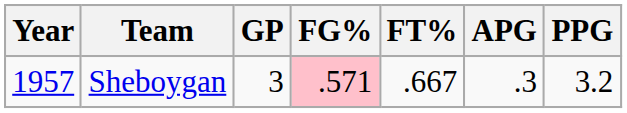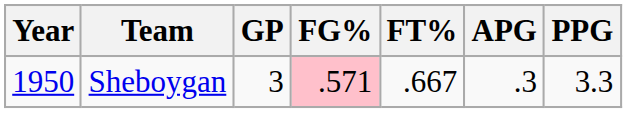(43, 81) 1957 -> (43, 81) 1950
(594, 81) 3.2 -> (594, 81) 3.3
